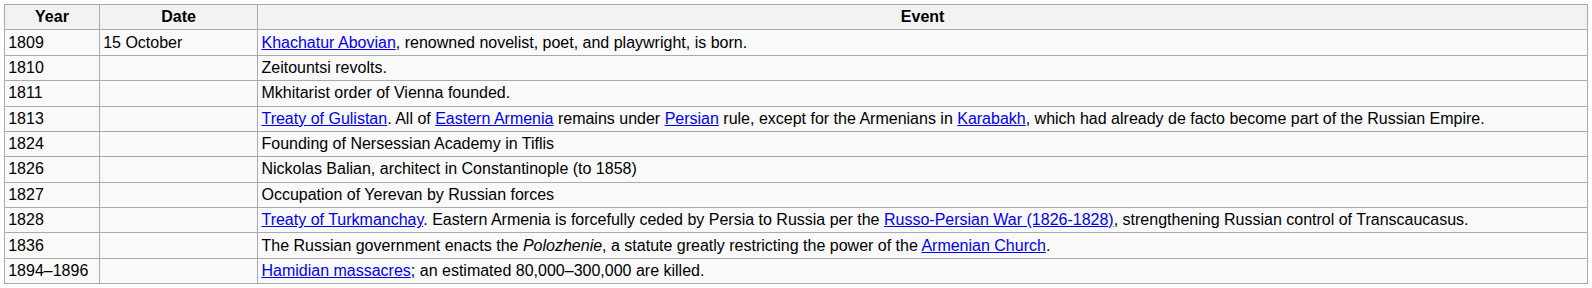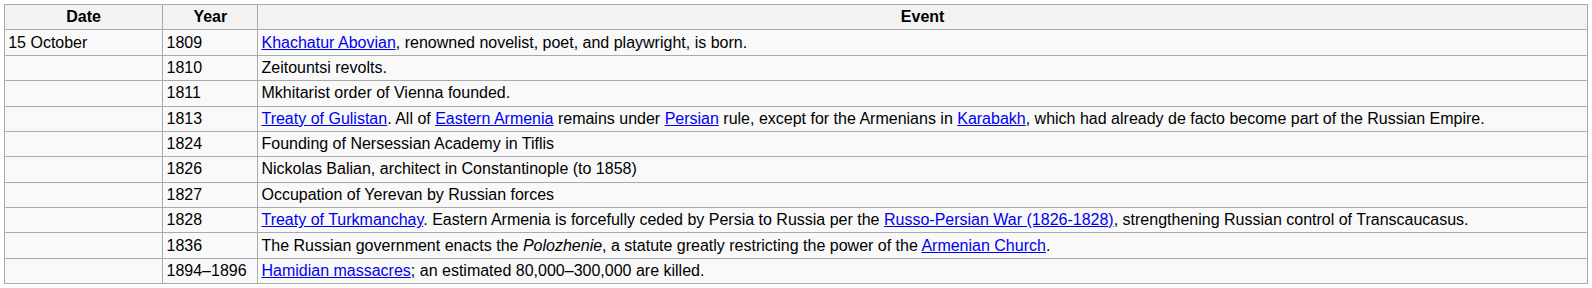columns swapped: (52, 17) <-> (179, 17)
